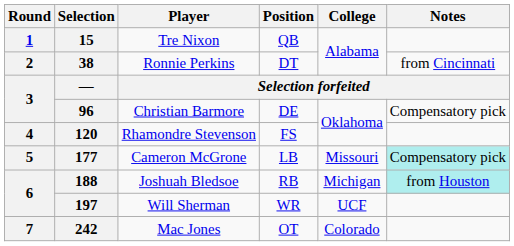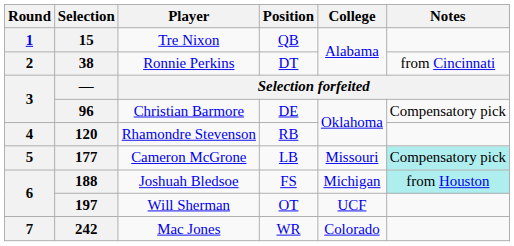(288, 134) FS -> (288, 134) RB
(288, 181) RB -> (288, 181) FS
(288, 205) WR -> (288, 205) OT
(288, 228) OT -> (288, 228) WR
